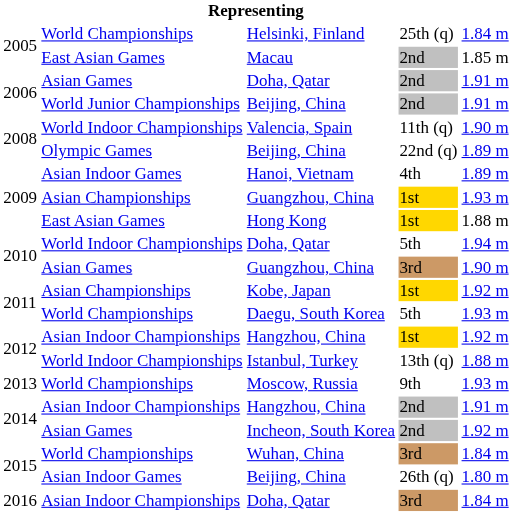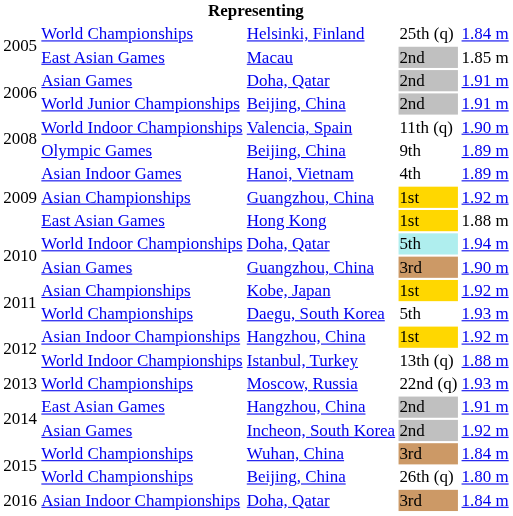(428, 150) 22nd (q) -> (410, 150) 9th
(485, 197) 1.93 m -> (485, 197) 1.92 m
(410, 243) no background -> (410, 243) paleturquoise background
(410, 383) 9th -> (428, 383) 22nd (q)
(141, 407) Asian Indoor Championships -> (103, 407) East Asian Games
(112, 477) Asian Indoor Games -> (117, 477) World Championships
